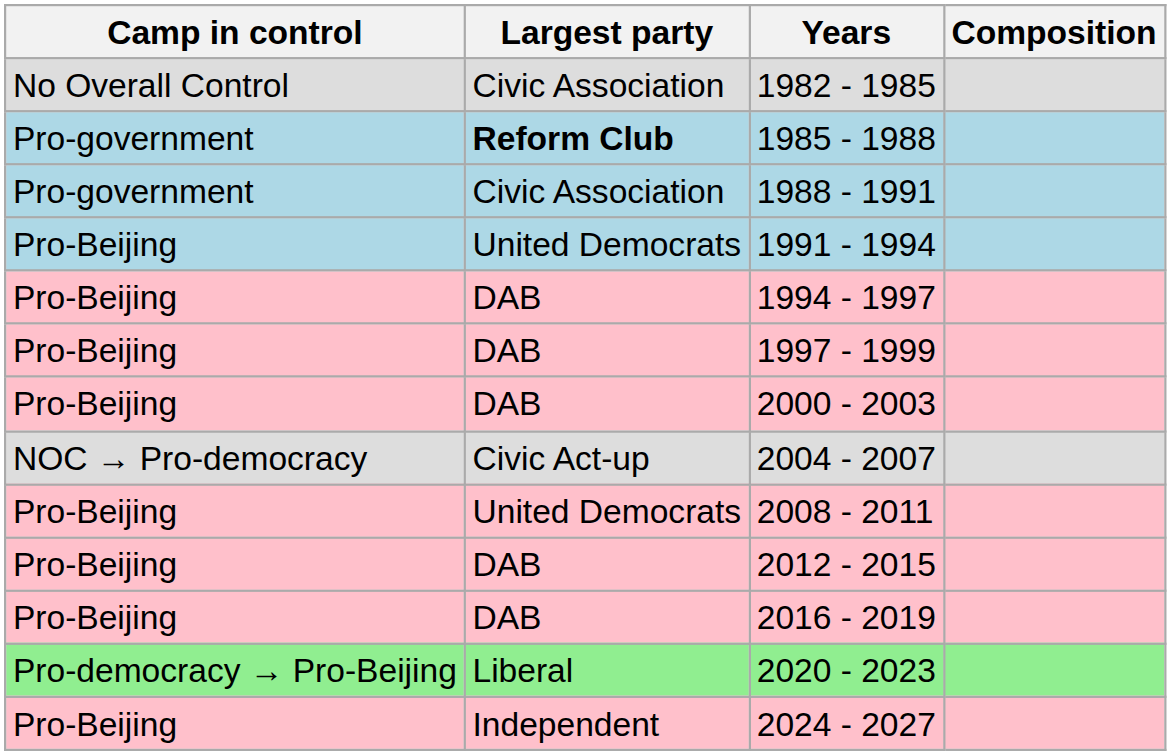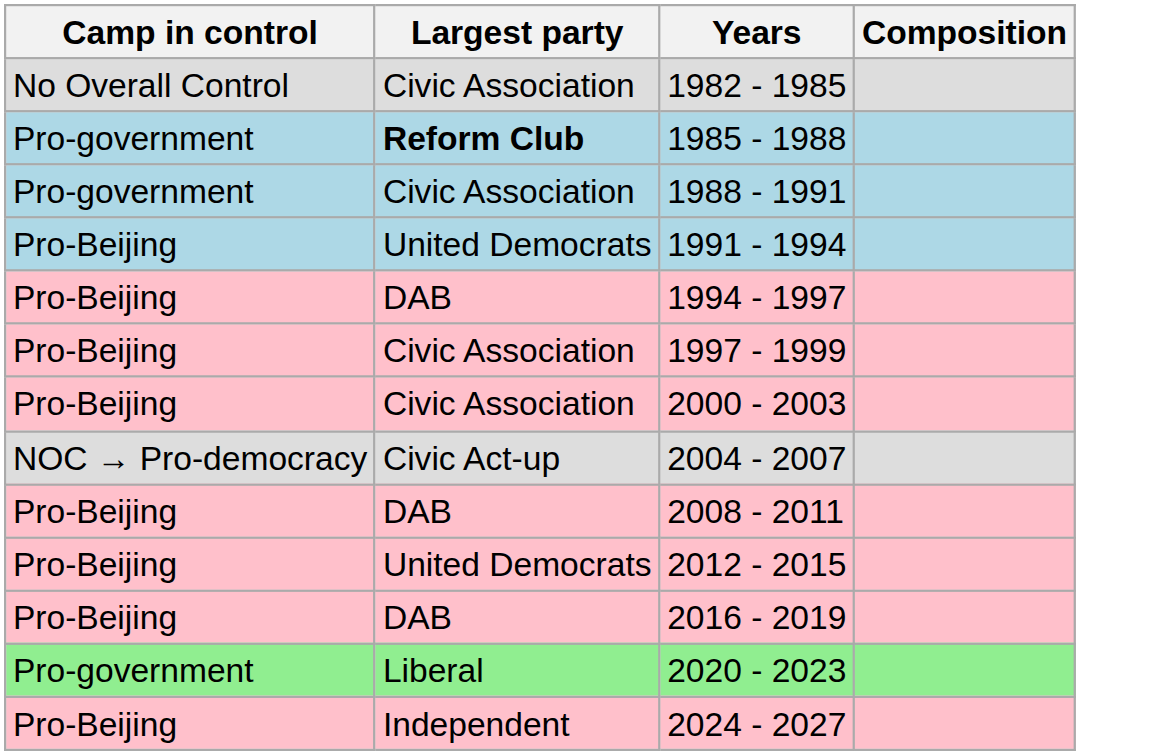(507, 351) DAB -> (509, 351) Civic Association
(507, 404) DAB -> (509, 404) Civic Association
(607, 510) United Democrats -> (417, 510) DAB
(507, 564) DAB -> (517, 564) United Democrats
(235, 670) Pro-democracy → Pro-Beijing -> (133, 670) Pro-government
